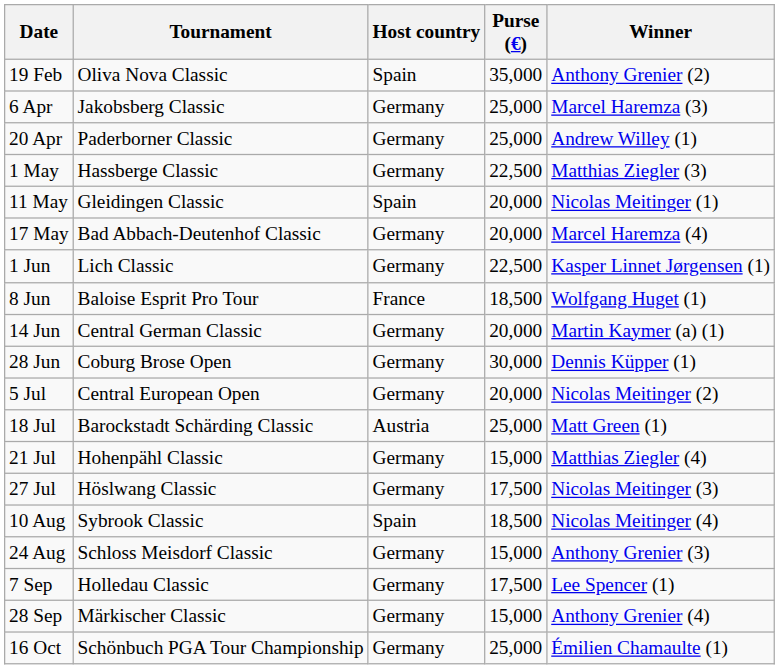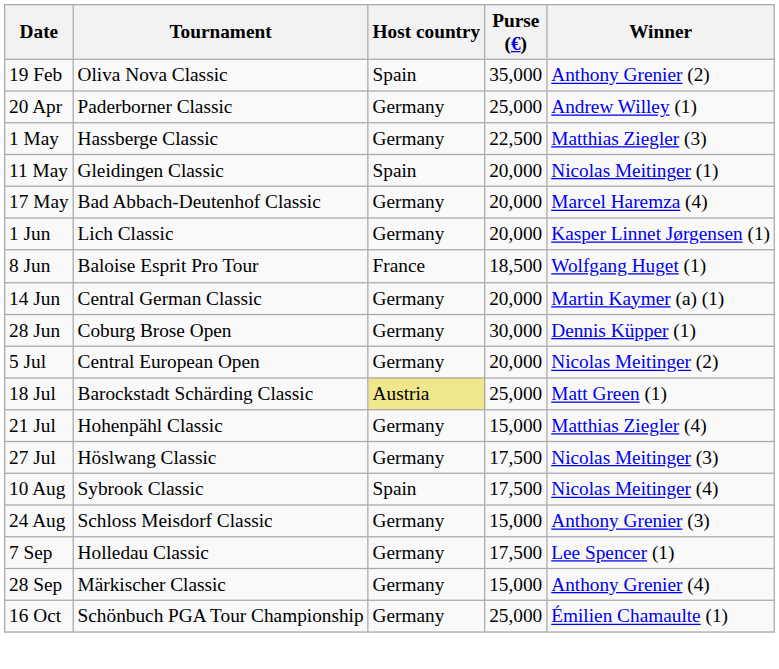- row: (31, 107)
(516, 266) 22,500 -> (516, 234) 20,000
(401, 425) no background -> (401, 393) khaki background
(516, 520) 18,500 -> (516, 489) 17,500
